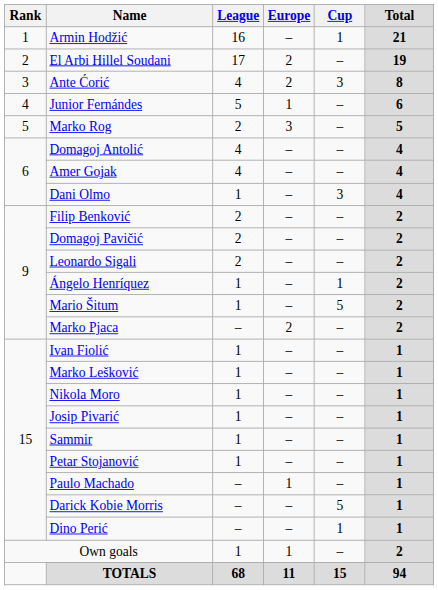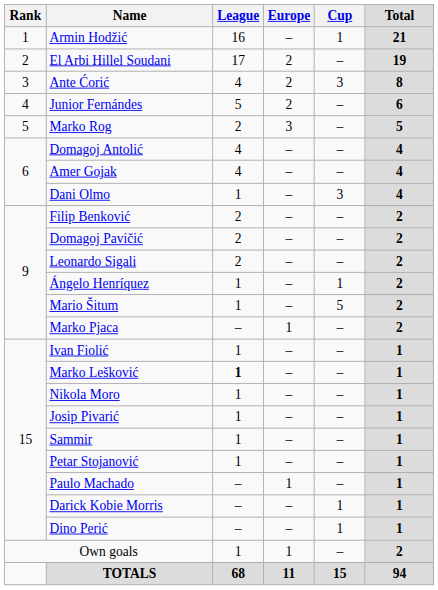(289, 105) 1 -> (289, 105) 2
(289, 328) 2 -> (289, 328) 1
(238, 372) normal -> (238, 372) bold
(340, 506) 5 -> (340, 506) 1
